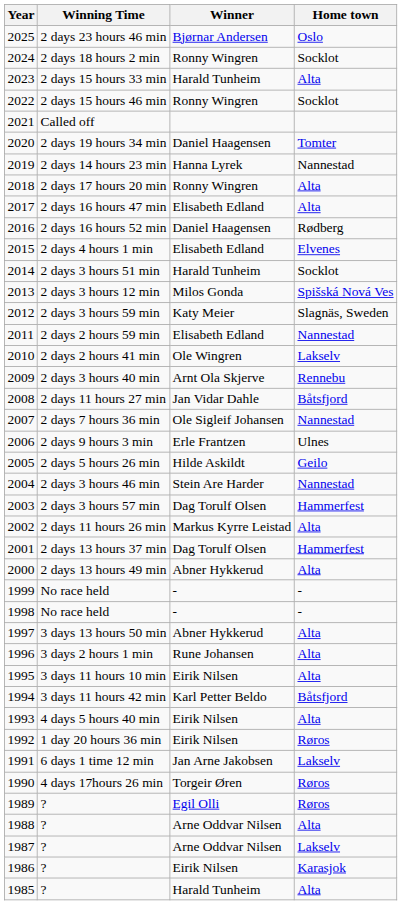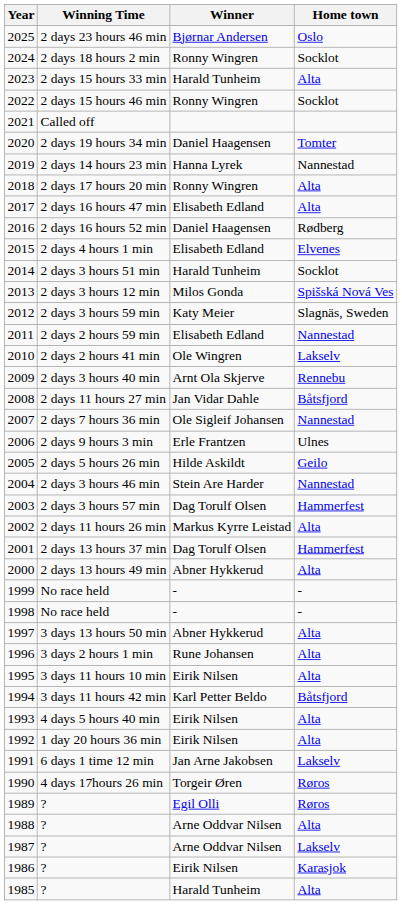(314, 739) Røros -> (309, 739) Alta
